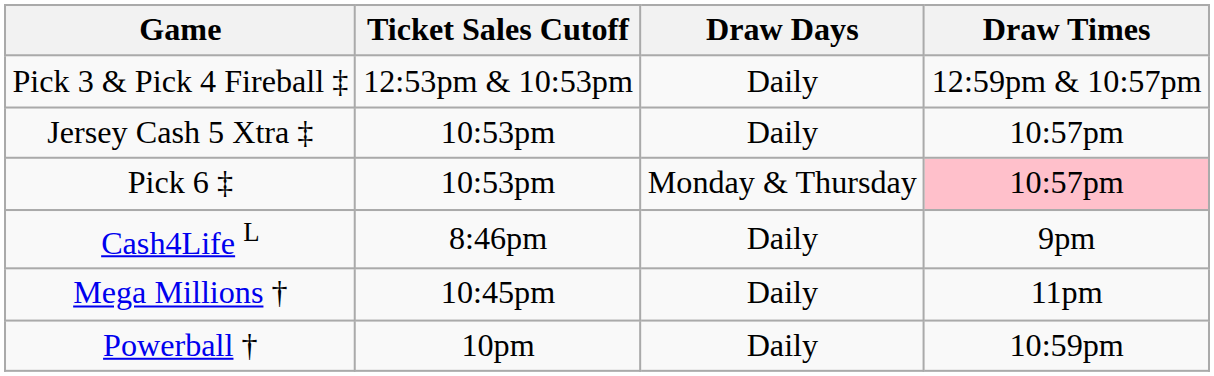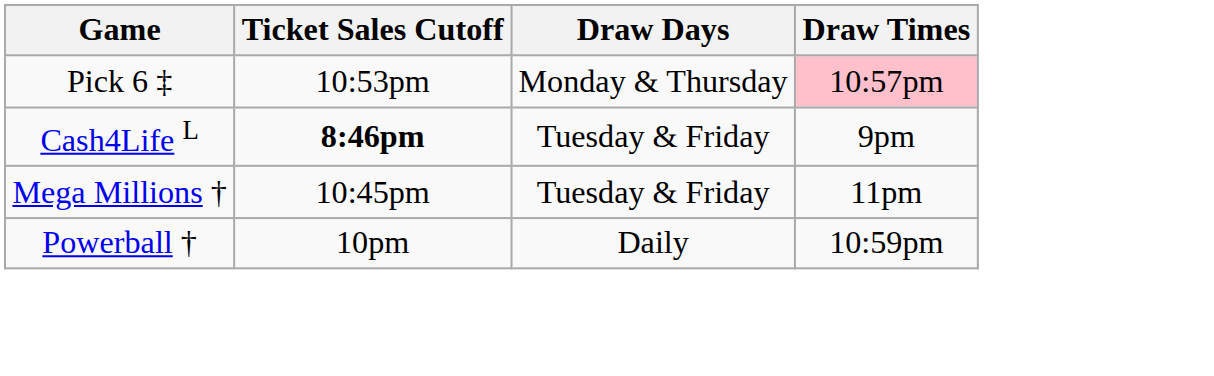- row: (180, 81)
- row: (180, 132)
(498, 238) normal -> (373, 136) bold
(782, 238) Daily -> (653, 136) Tuesday & Friday
(782, 293) Daily -> (653, 191) Tuesday & Friday
